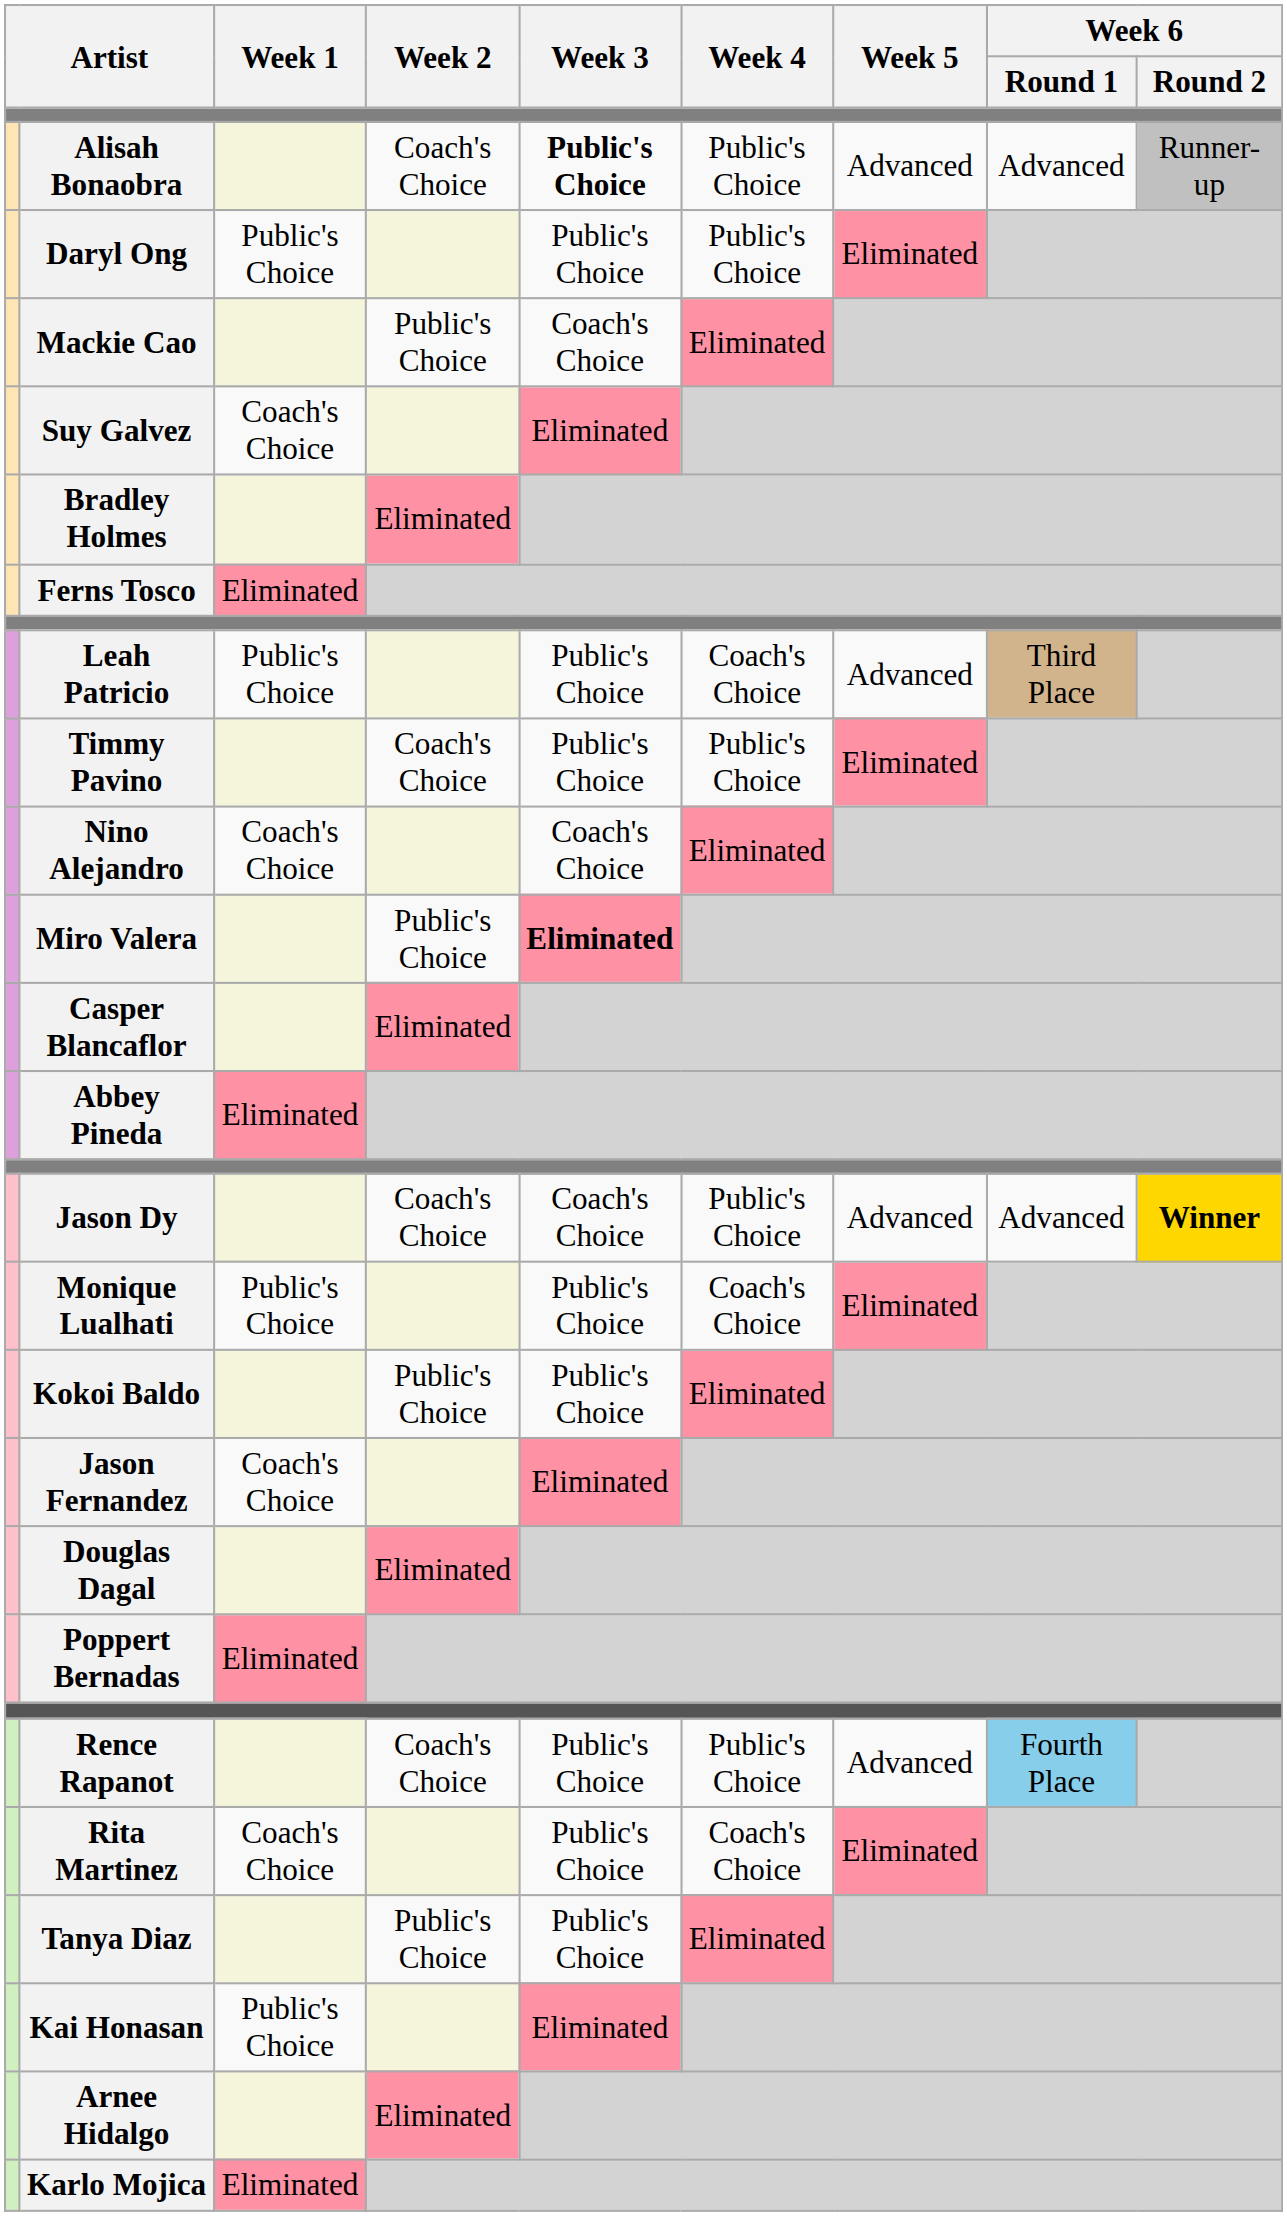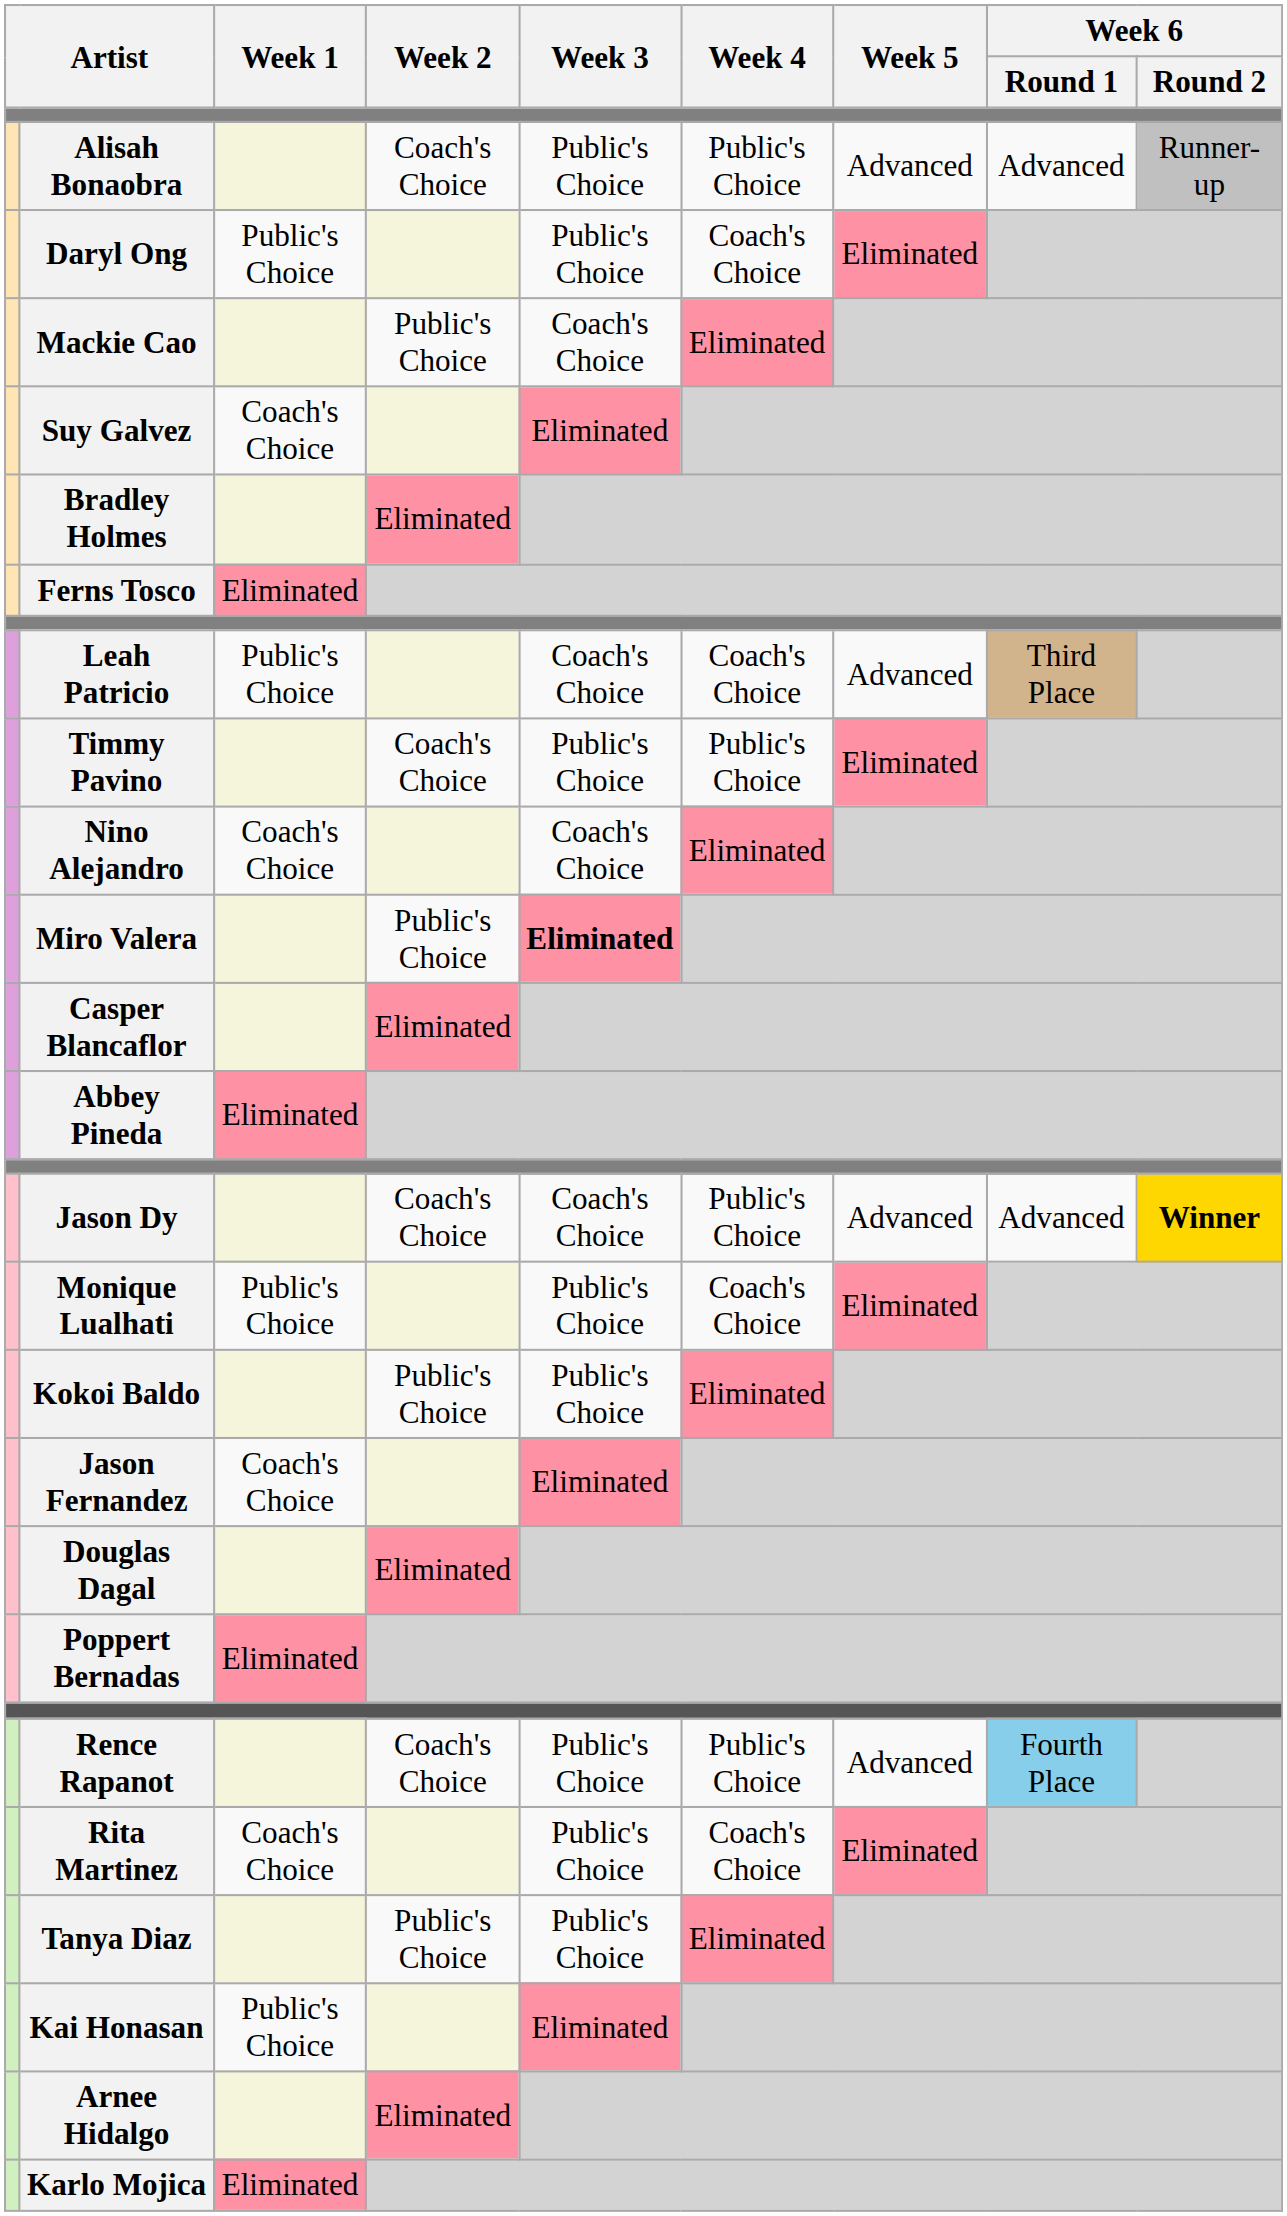(600, 166) bold -> (600, 166) normal
(757, 254) Public's Choice -> (757, 254) Coach's Choice
(600, 673) Public's Choice -> (600, 673) Coach's Choice
